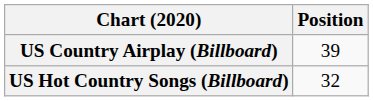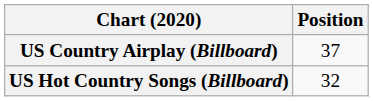(330, 50) 39 -> (330, 50) 37
